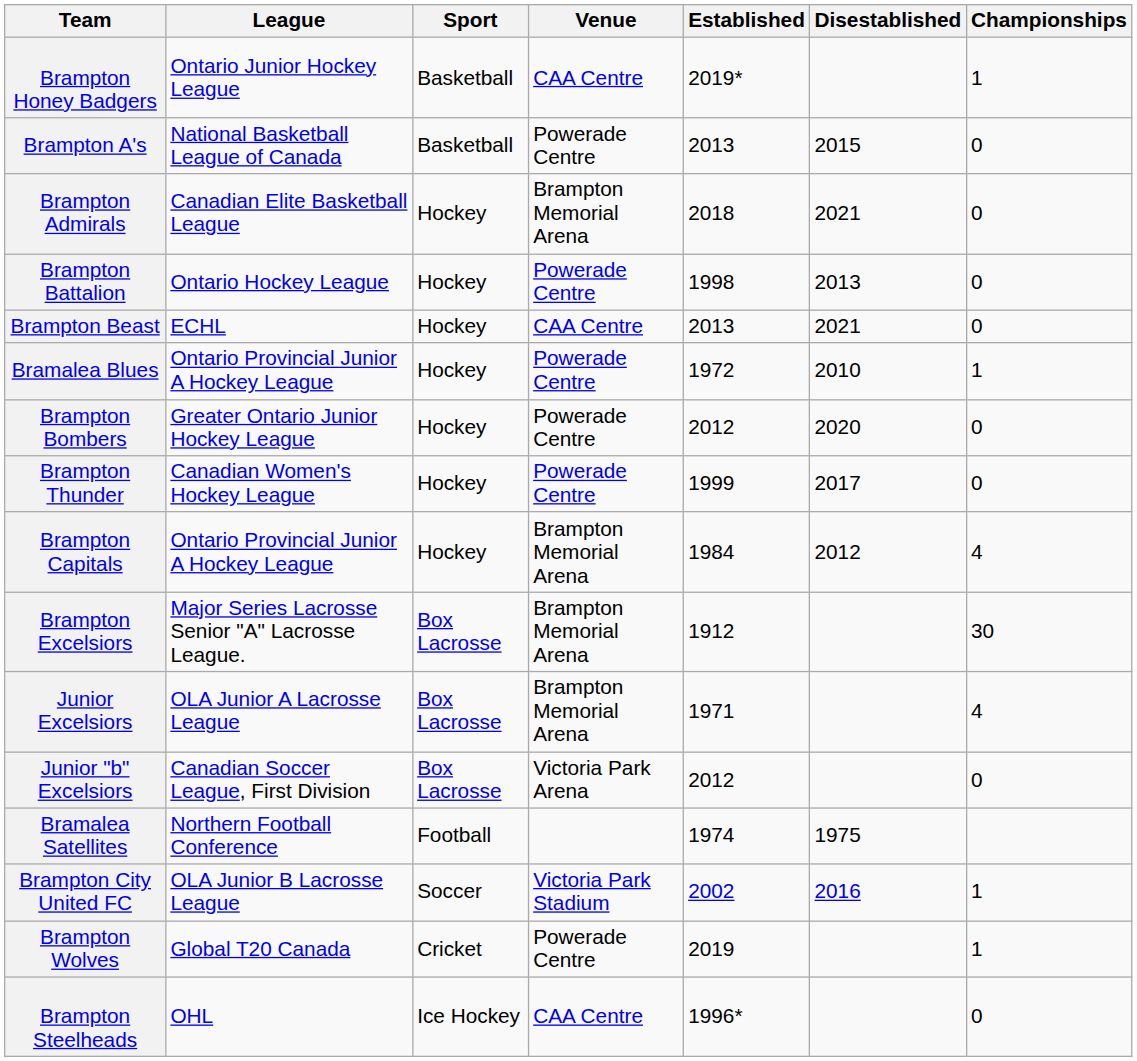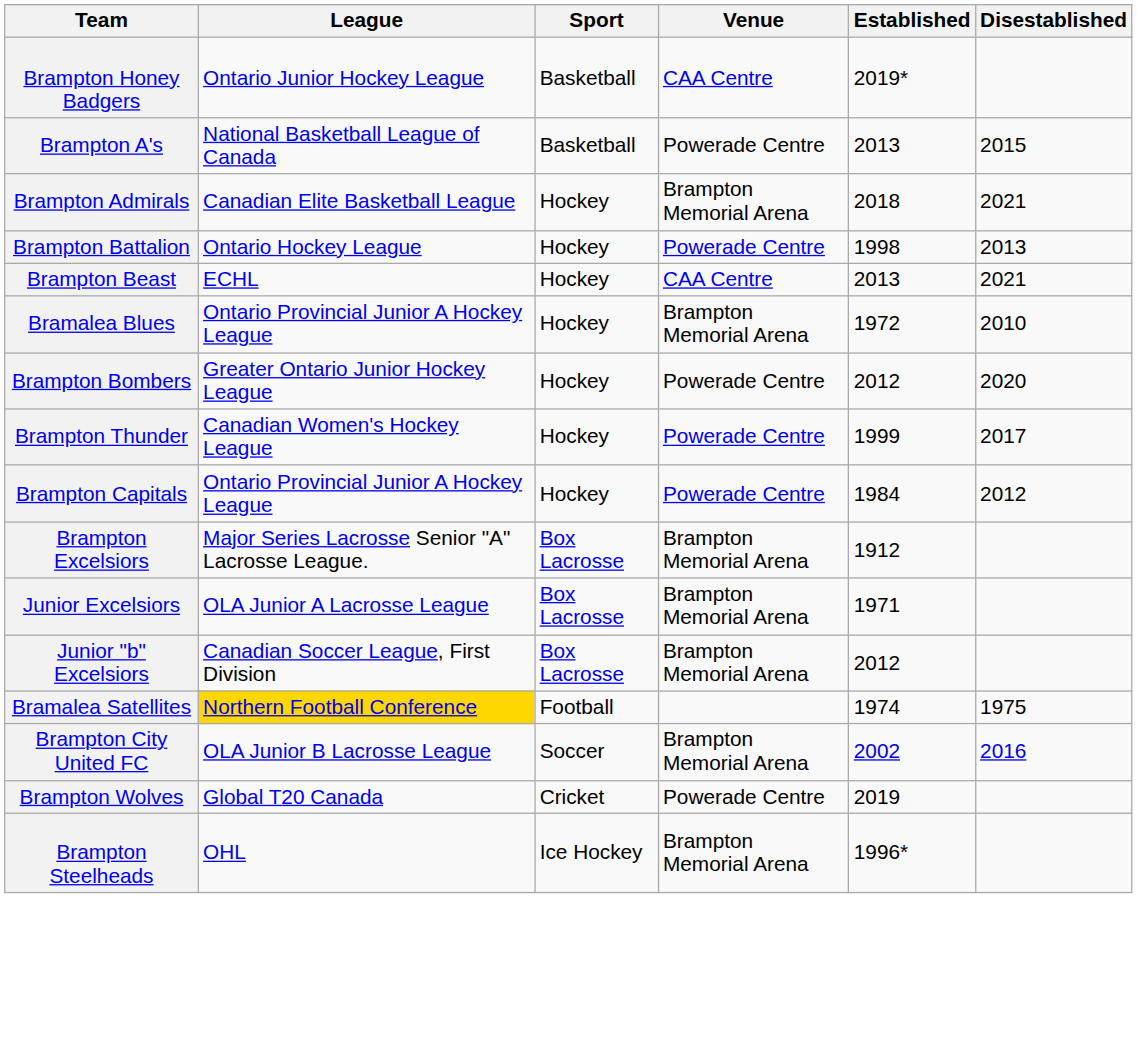- column: (1049, 20)
(580, 371) Powerade Centre -> (736, 324) Brampton Memorial Arena
(578, 551) Brampton Memorial Arena -> (744, 493) Powerade Centre
(592, 779) Victoria Park Arena -> (736, 662) Brampton Memorial Arena
(251, 835) no background -> (340, 707) gold background
(592, 892) Victoria Park Stadium -> (736, 751) Brampton Memorial Arena
(588, 1016) CAA Centre -> (736, 852) Brampton Memorial Arena
